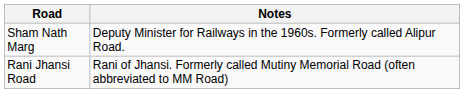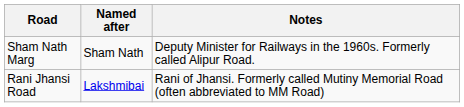+ column: (116, 20)
